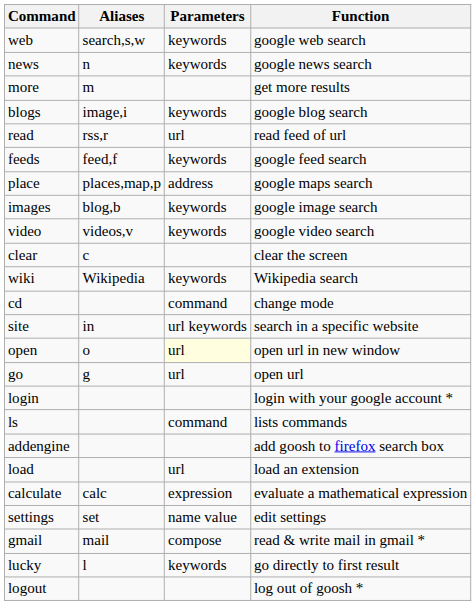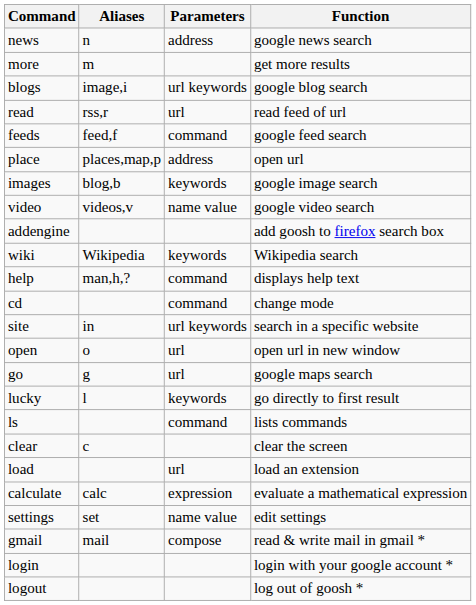- row: (20, 40)
(197, 64) keywords -> (191, 40) address
(197, 111) keywords -> (207, 87) url keywords
(197, 159) keywords -> (198, 135) command
(313, 183) google maps search -> (279, 159) open url
(197, 231) keywords -> (202, 207) name value
rows swapped: (23, 254) <-> (39, 445)
+ row: (21, 278)
(176, 350) lightyellow background -> (176, 350) no background
(279, 374) open url -> (313, 374) google maps search
rows swapped: (25, 565) <-> (23, 398)
